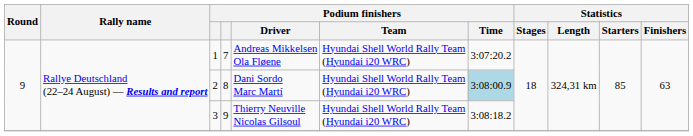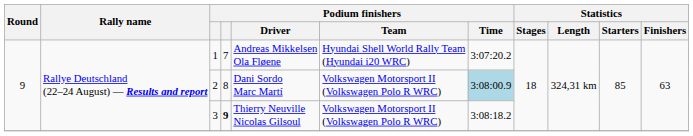(394, 85) Hyundai Shell World Rally Team (Hyundai i20 WRC) -> (382, 85) Volkswagen Motorsport II (Volkswagen Polo R WRC)
(226, 115) normal -> (226, 115) bold
(394, 115) Hyundai Shell World Rally Team (Hyundai i20 WRC) -> (382, 115) Volkswagen Motorsport II (Volkswagen Polo R WRC)
